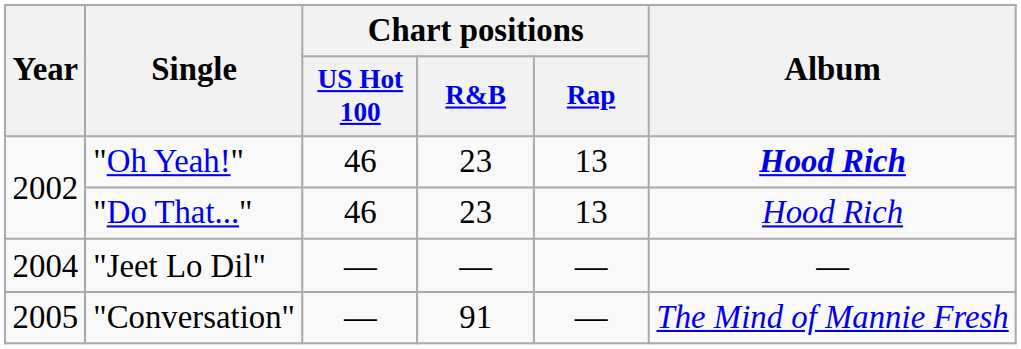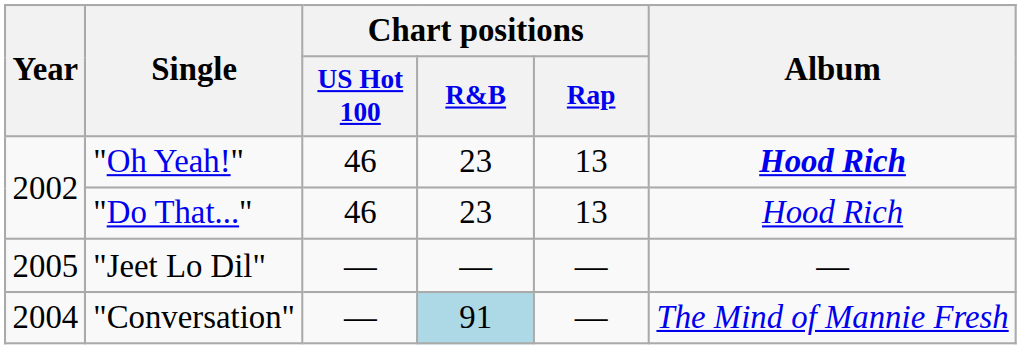(45, 265) 2004 -> (45, 265) 2005
(45, 317) 2005 -> (45, 317) 2004
(476, 317) no background -> (476, 317) lightblue background
